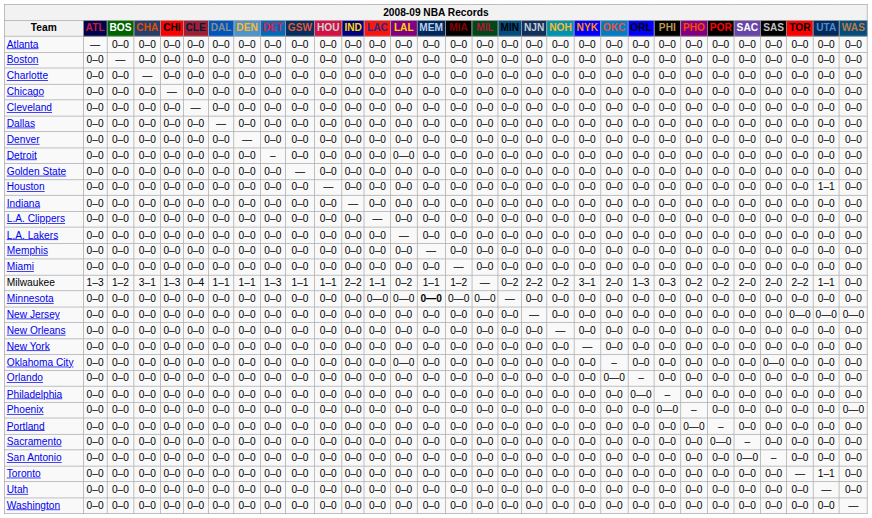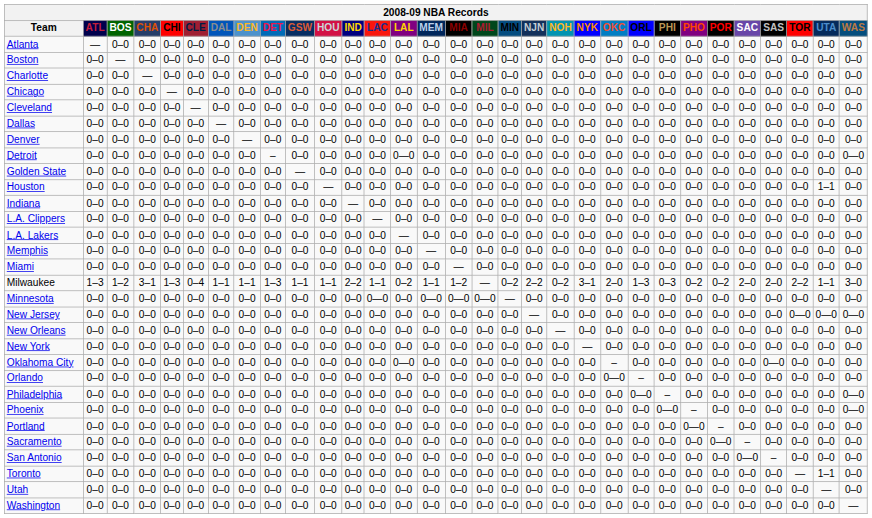(853, 155) 0–0 -> (853, 155) 0—0
(853, 283) 0–0 -> (853, 283) 3–0
(404, 298) 0—0 -> (404, 298) 0–0
(431, 298) bold -> (431, 298) normal
(853, 394) 0–0 -> (853, 394) 0—0
